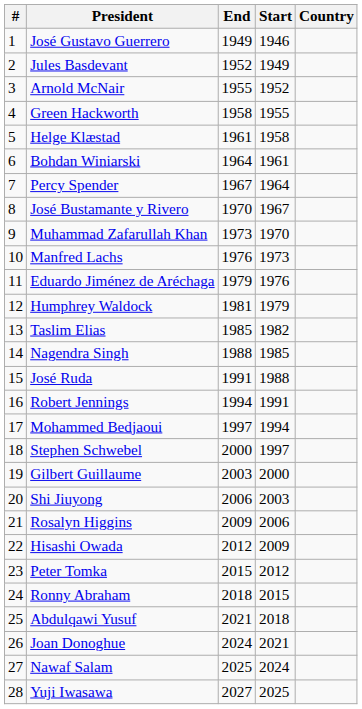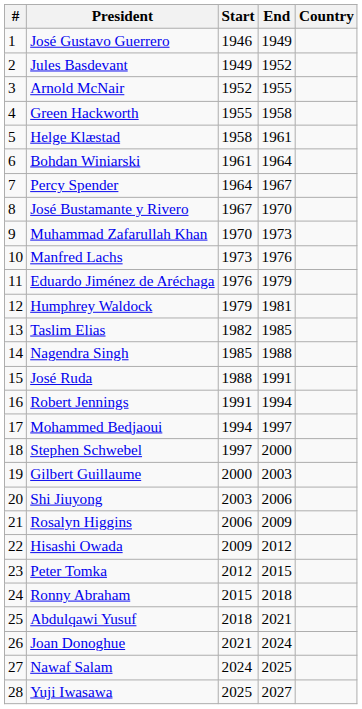columns swapped: (275, 16) <-> (237, 16)
